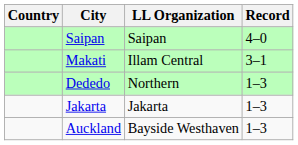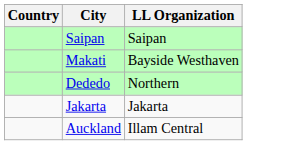- column: (268, 15)
(165, 60) Illam Central -> (183, 60) Bayside Westhaven
(183, 128) Bayside Westhaven -> (165, 128) Illam Central
